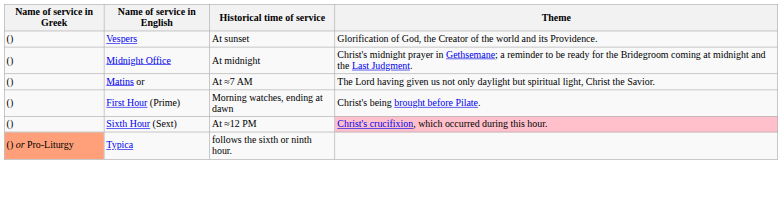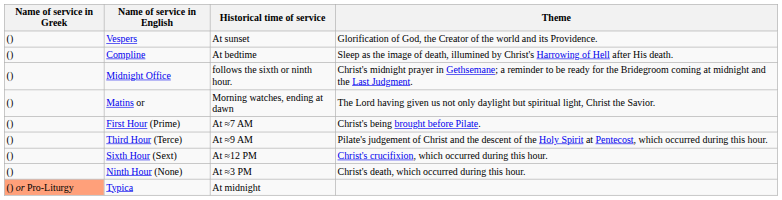+ row: (126, 54)
(236, 60) At midnight -> (262, 76) follows the sixth or ninth hour.
(232, 81) At ≈7 AM -> (268, 103) Morning watches, ending at dawn
(267, 103) Morning watches, ending at dawn -> (233, 124) At ≈7 AM
+ row: (144, 140)
(442, 124) pink background -> (443, 155) no background
+ row: (144, 171)
(262, 145) follows the sixth or ninth hour. -> (236, 187) At midnight
